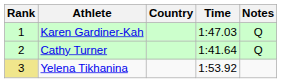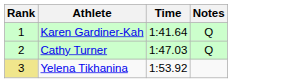- column: (171, 13)
(218, 31) 1:47.03 -> (168, 31) 1:41.64
(218, 50) 1:41.64 -> (168, 50) 1:47.03
